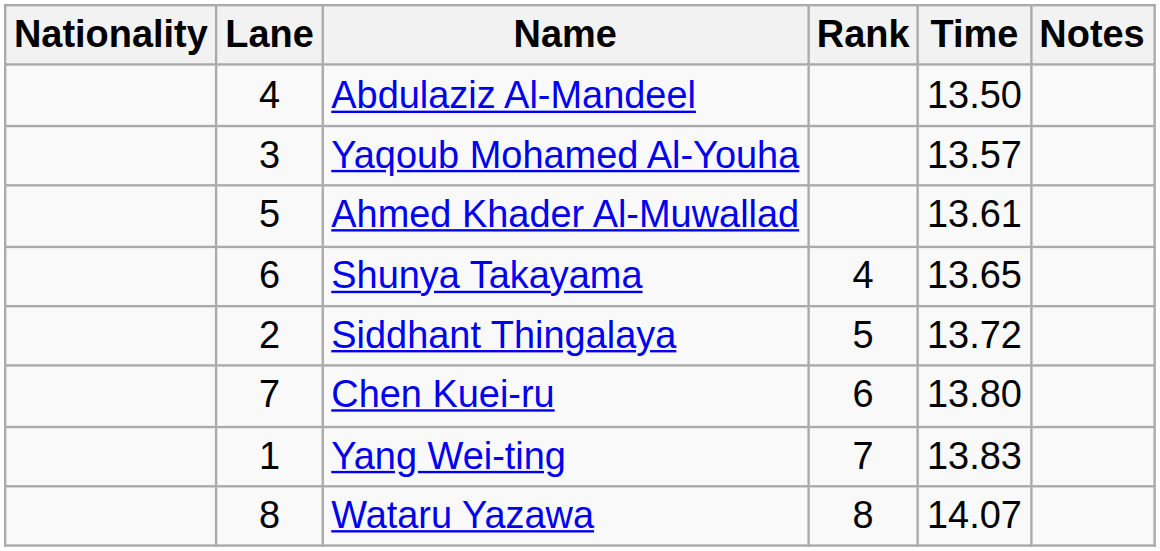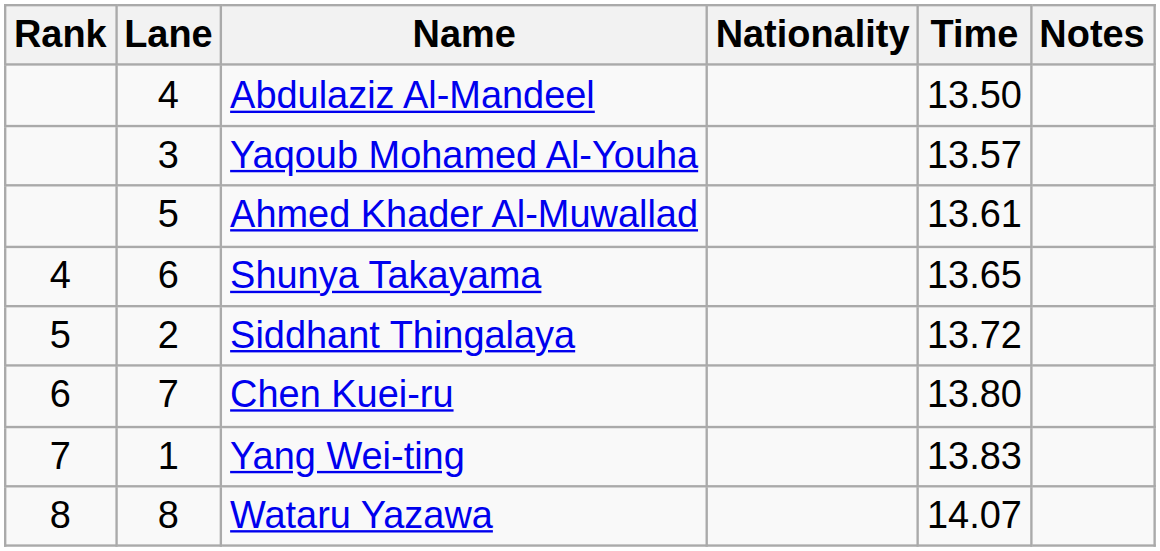columns swapped: (863, 34) <-> (111, 34)
